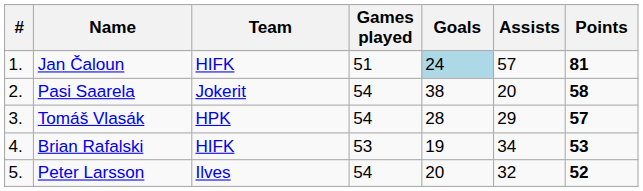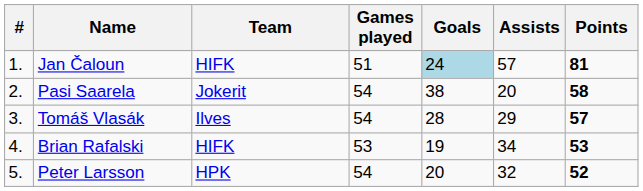(213, 118) HPK -> (213, 118) Ilves
(213, 173) Ilves -> (213, 173) HPK
